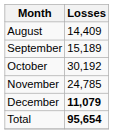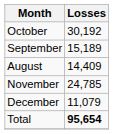rows swapped: (25, 31) <-> (27, 66)
(84, 102) bold -> (84, 102) normal
